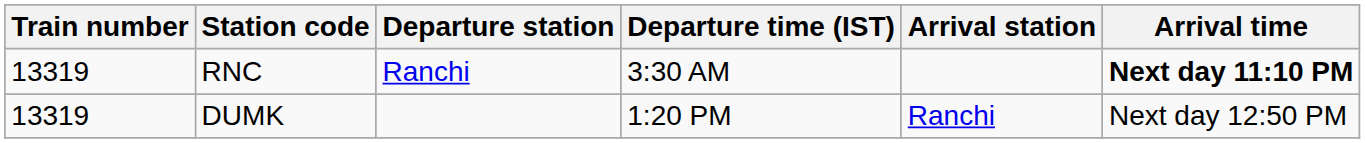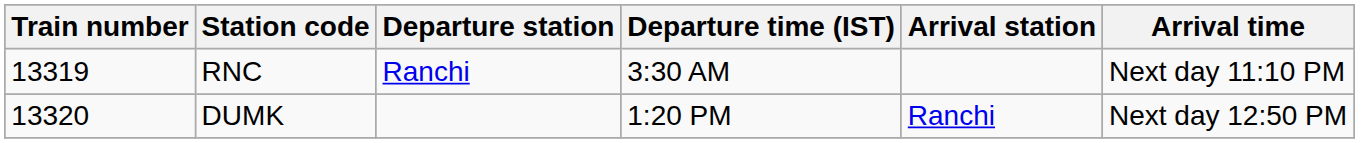(1231, 71) bold -> (1227, 71) normal
(50, 115) 13319 -> (50, 115) 13320
